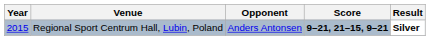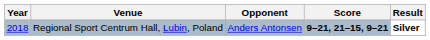(18, 28) 2015 -> (18, 28) 2018
